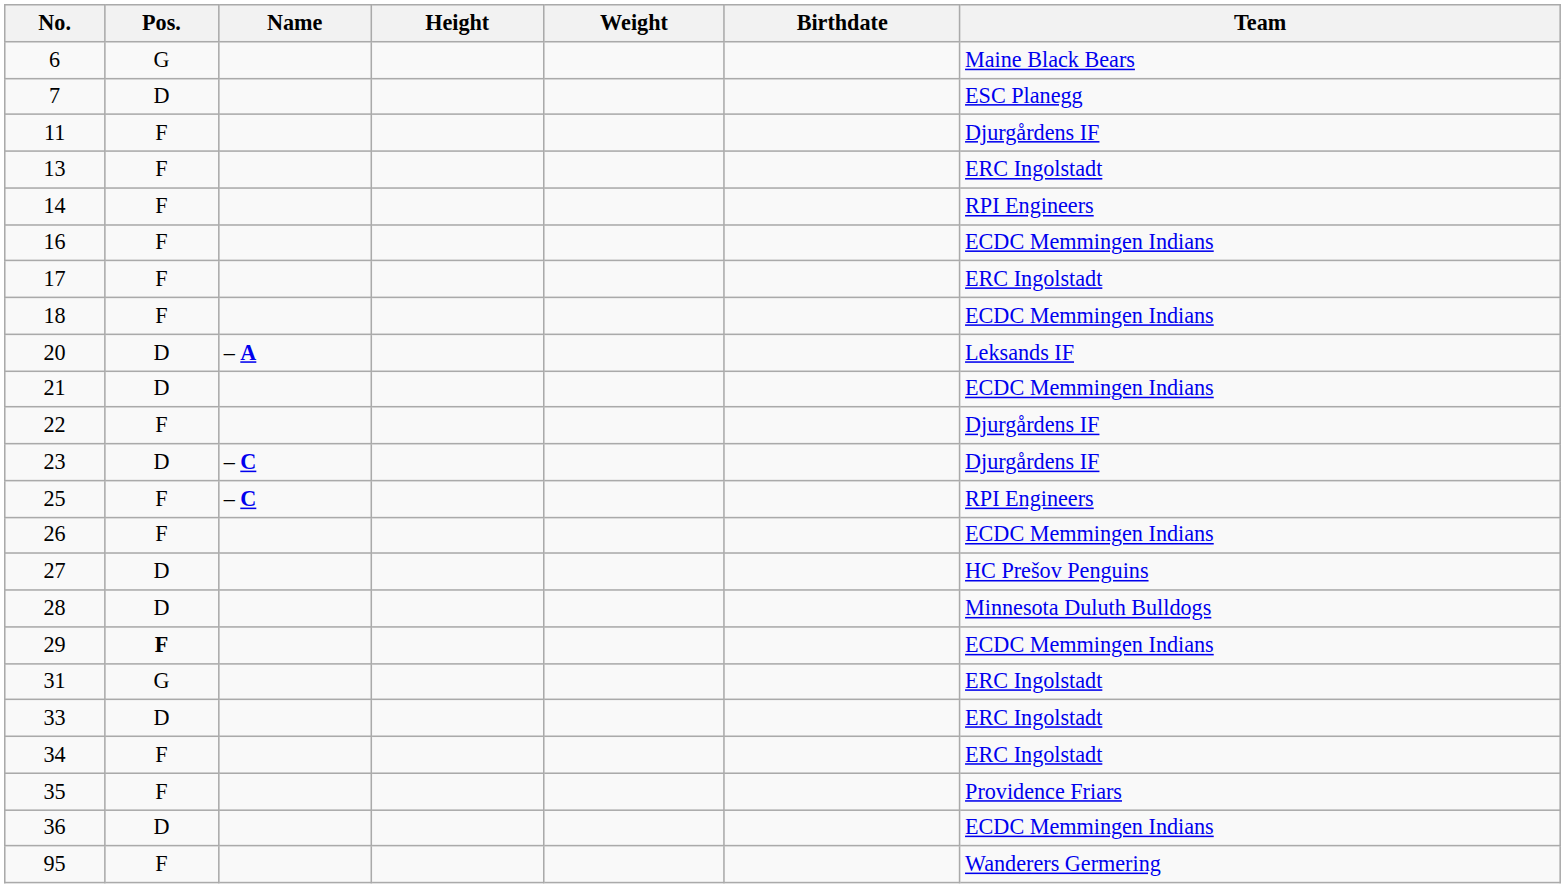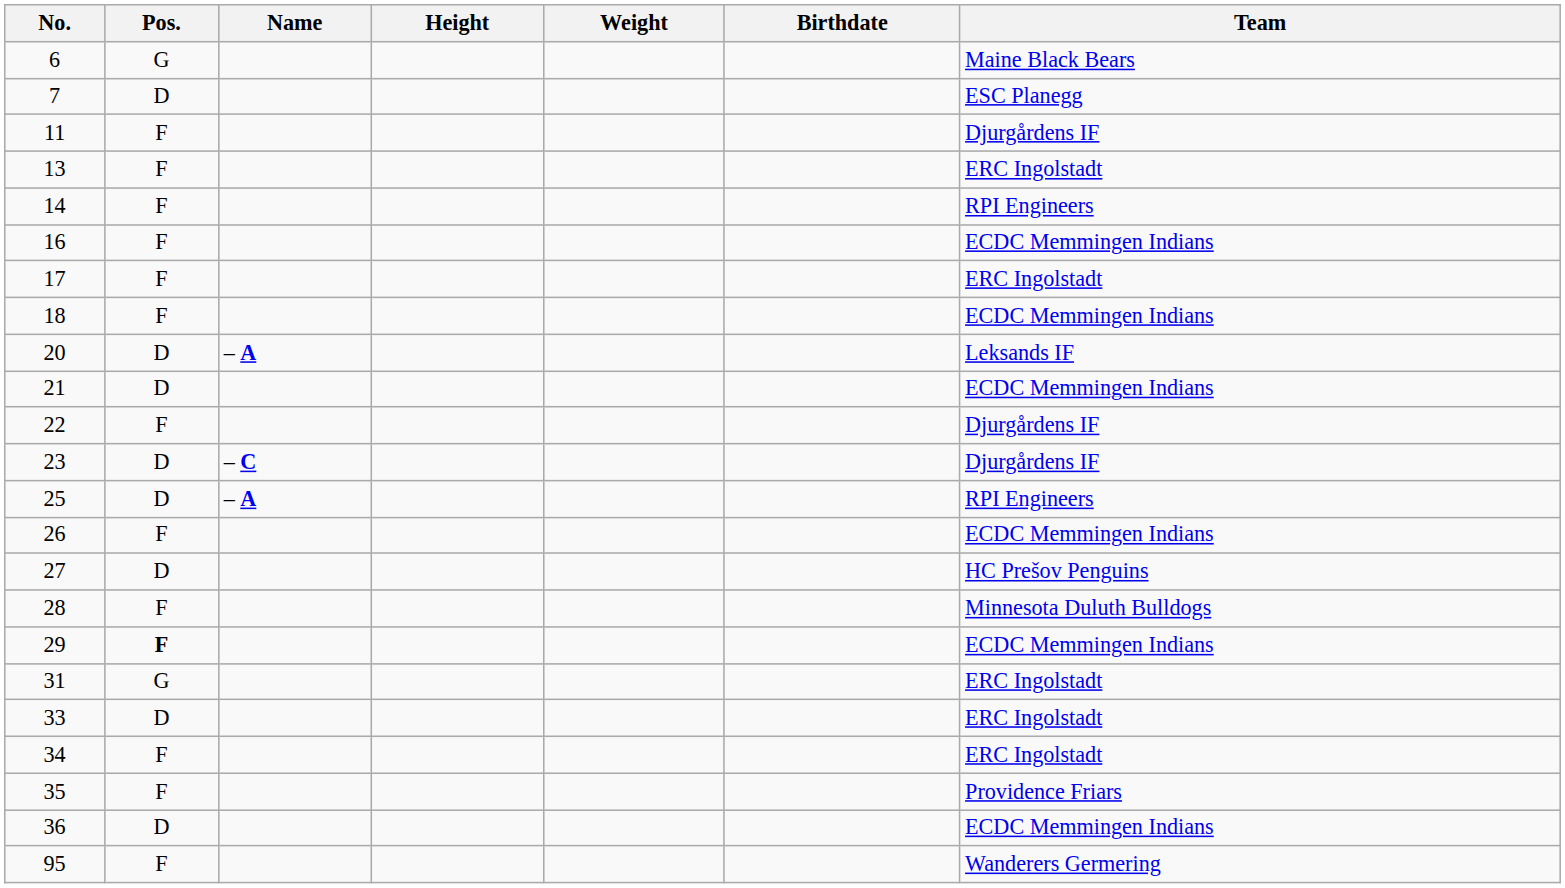(161, 498) F -> (161, 498) D
(240, 498) – C -> (240, 498) – A
(161, 608) D -> (161, 608) F
